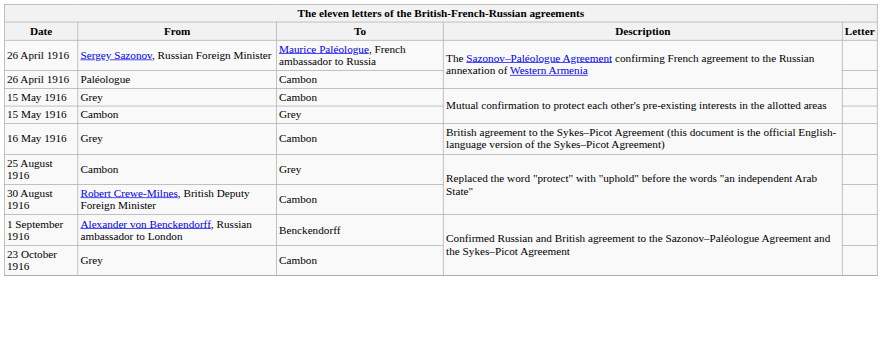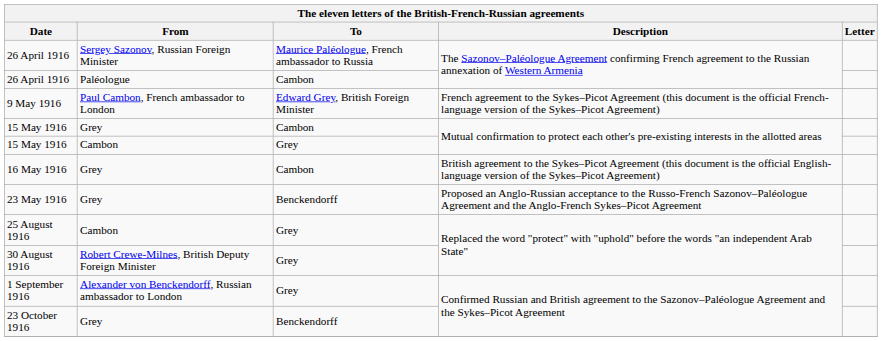+ row: (34, 103)
+ row: (37, 199)
(298, 199) Cambon -> (287, 260) Grey
(310, 230) Benckendorff -> (287, 290) Grey
(298, 260) Cambon -> (307, 321) Benckendorff
